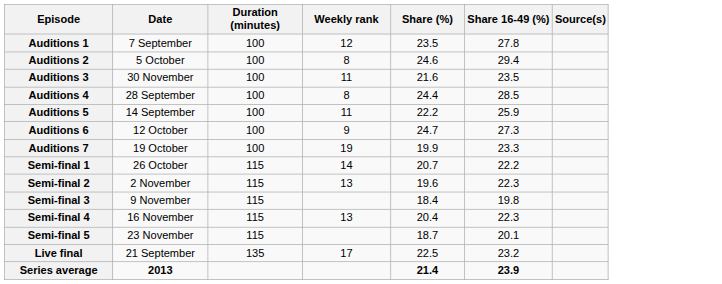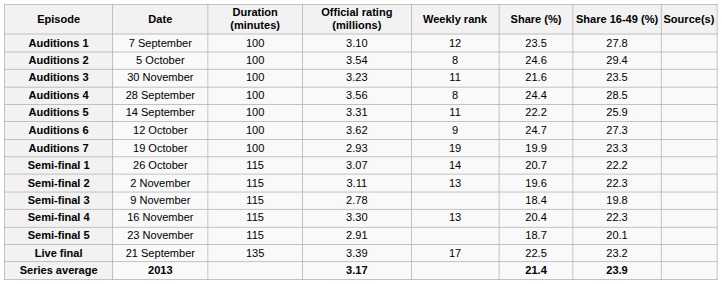+ column: (357, 19)
